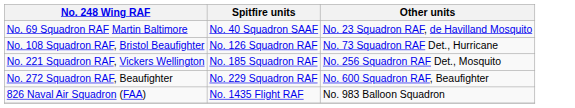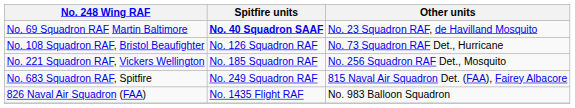(264, 29) normal -> (266, 29) bold
- row: (90, 78)
+ row: (79, 78)
